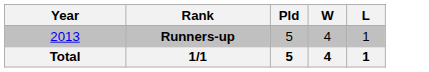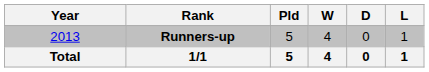+ column: (366, 15)
